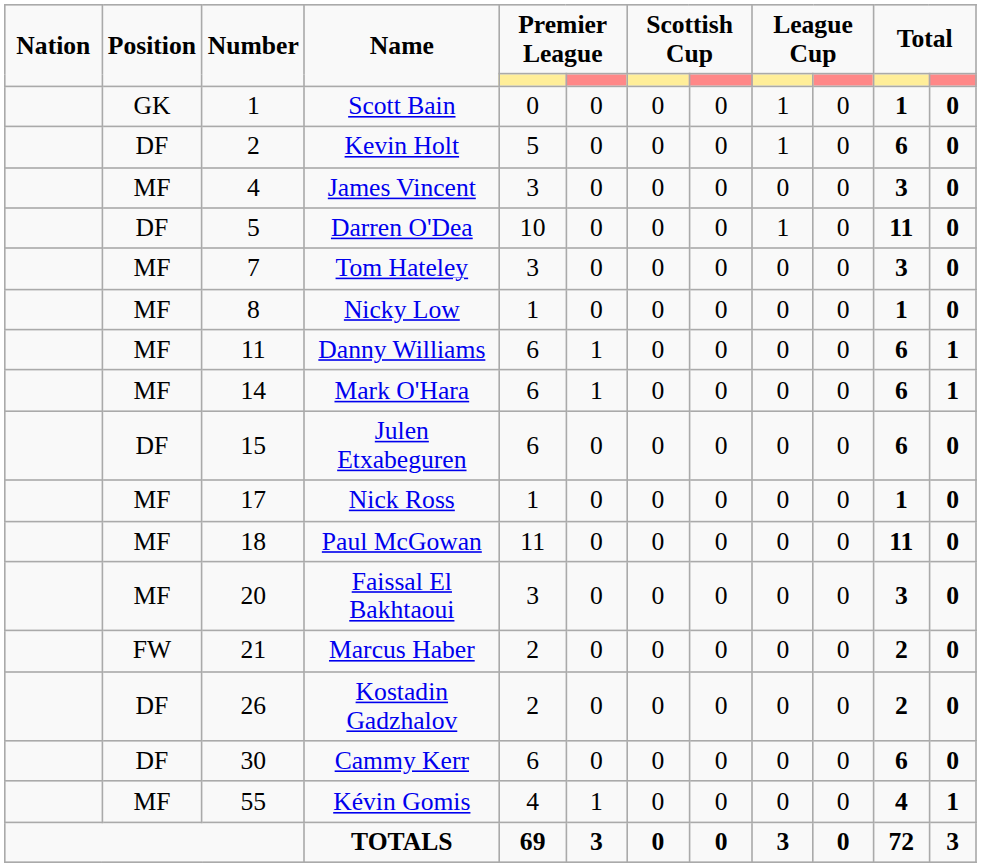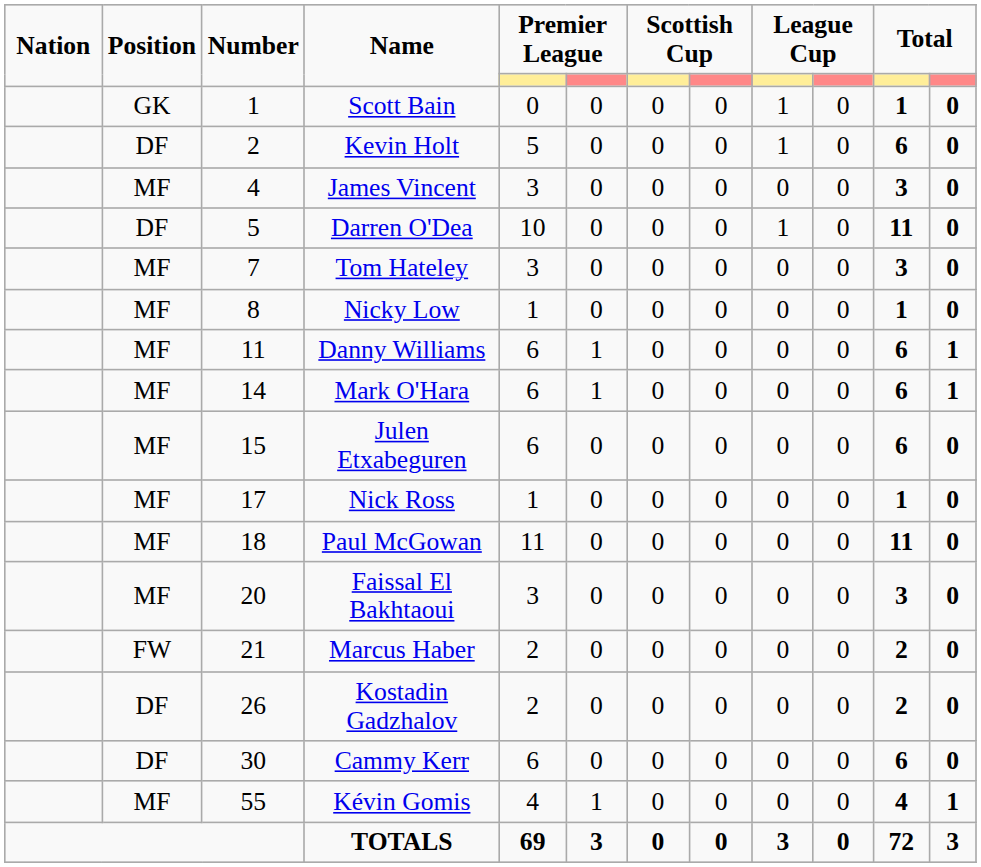(152, 445) DF -> (152, 445) MF
